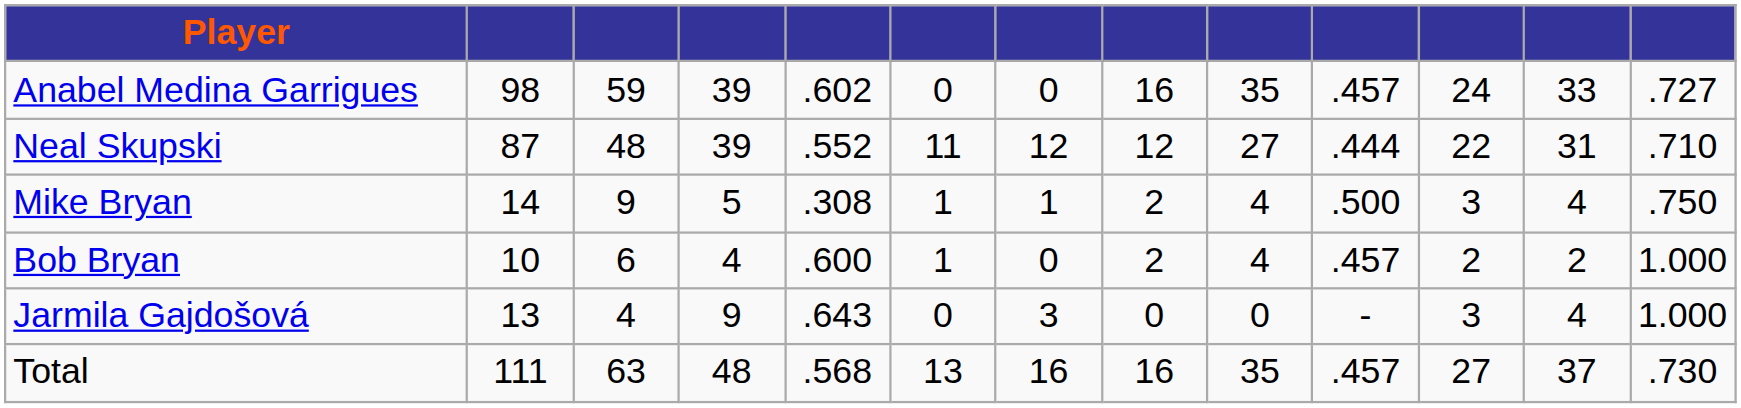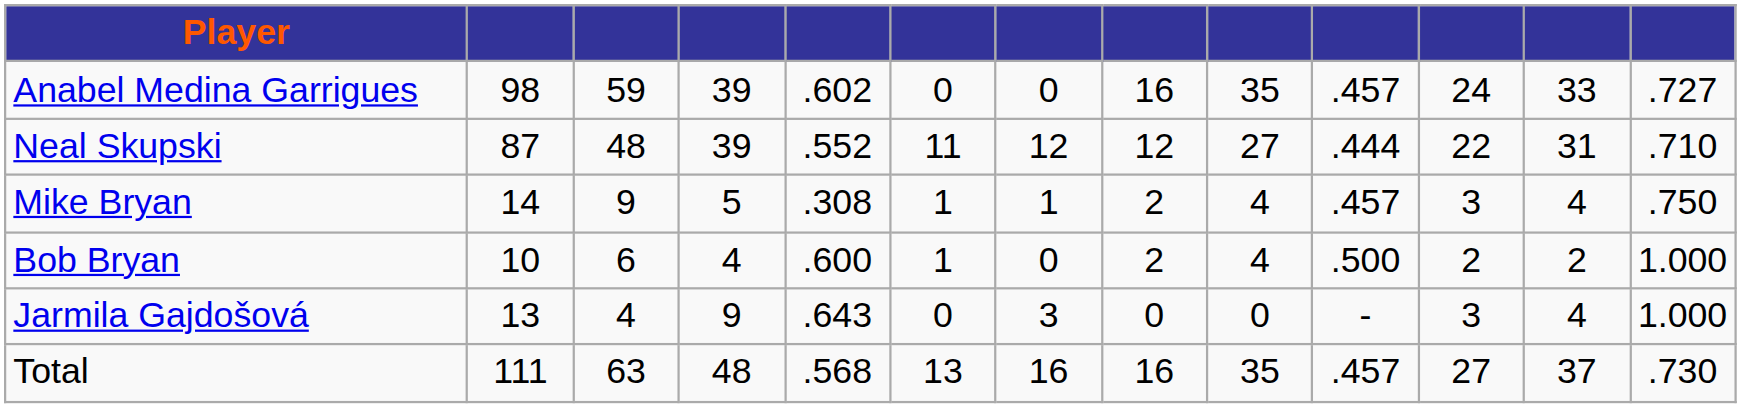(1366, 202) .500 -> (1366, 202) .457
(1366, 259) .457 -> (1366, 259) .500
